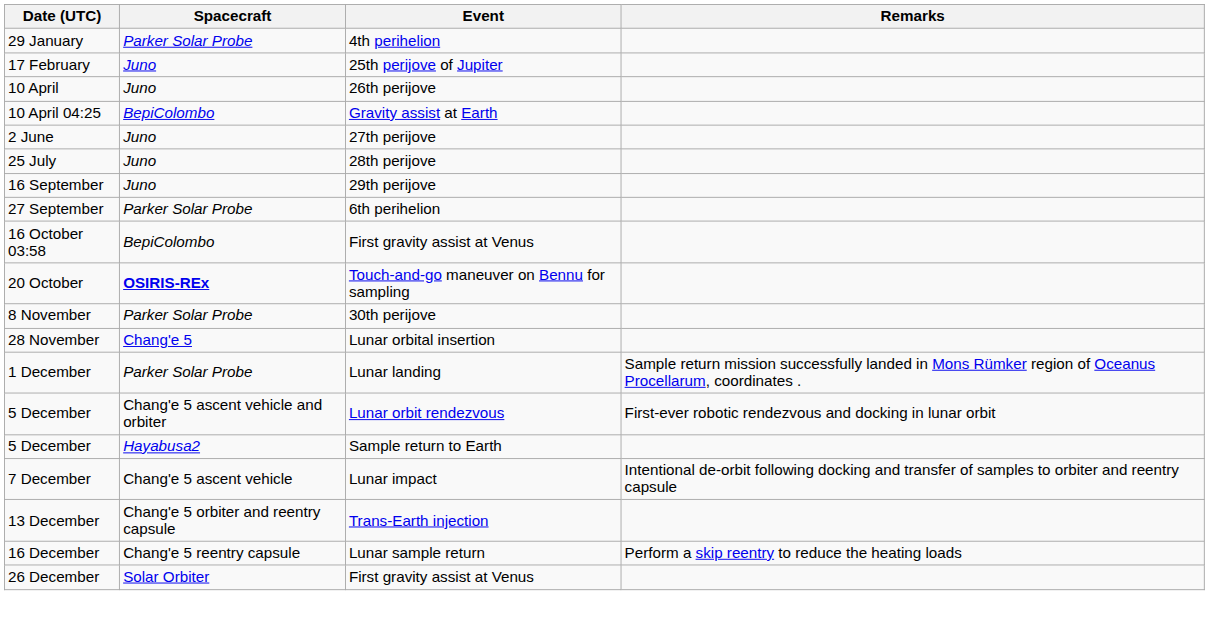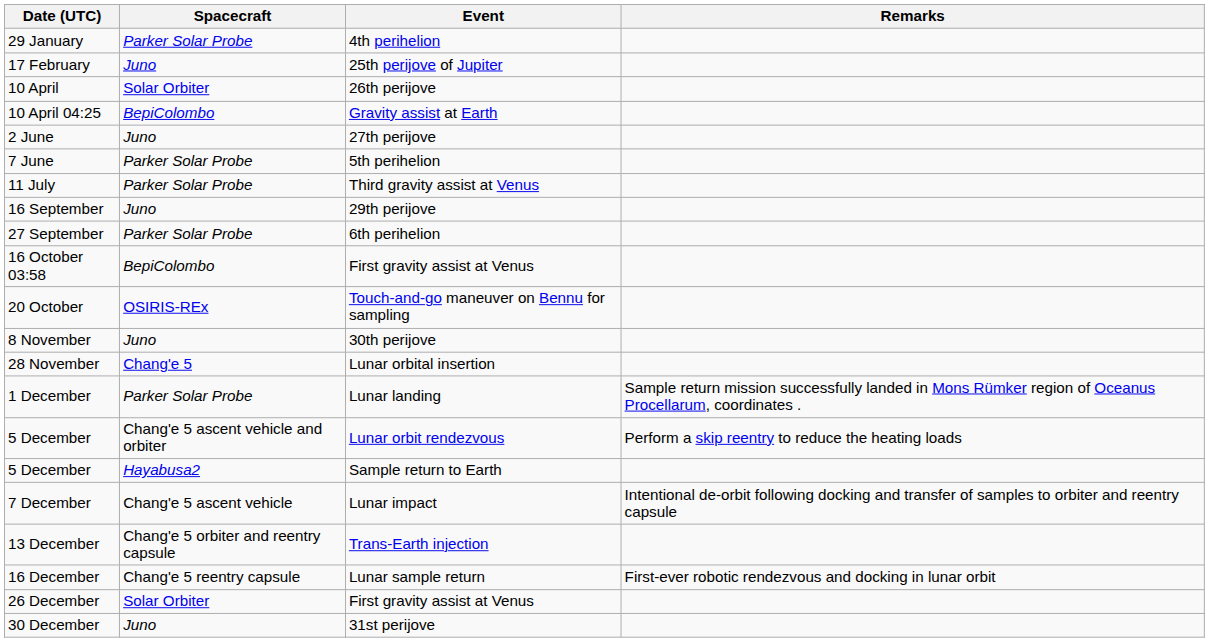(140, 88) Juno -> (166, 88) Solar Orbiter
+ row: (31, 161)
+ row: (31, 185)
- row: (32, 161)
(166, 283) bold -> (166, 307) normal
(188, 315) Parker Solar Probe -> (140, 340) Juno
(810, 413) First-ever robotic rendezvous and docking in lunar orbit -> (793, 437) Perform a skip reentry to reduce the heating loads
(793, 553) Perform a skip reentry to reduce the heating loads -> (810, 577) First-ever robotic rendezvous and docking in lunar orbit
+ row: (54, 625)
